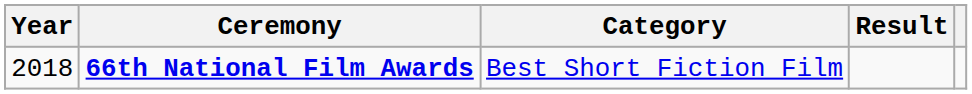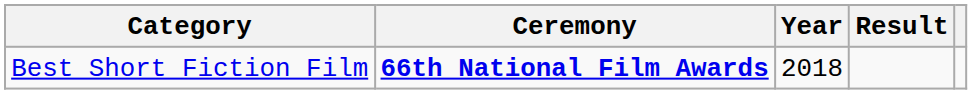columns swapped: (42, 26) <-> (665, 26)
